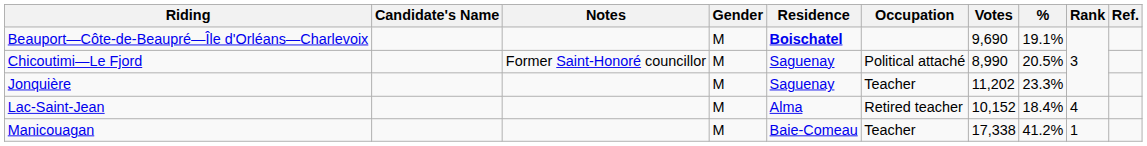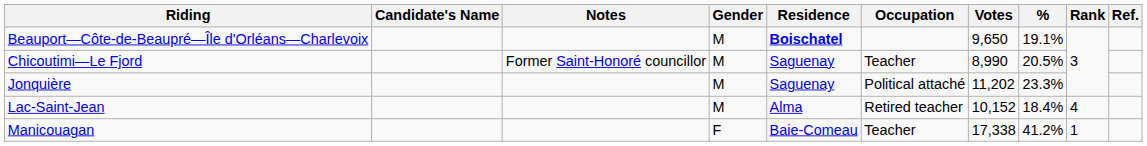(990, 38) 9,690 -> (990, 38) 9,650
(915, 61) Political attaché -> (890, 61) Teacher
(890, 84) Teacher -> (915, 84) Political attaché
(719, 130) M -> (717, 130) F
